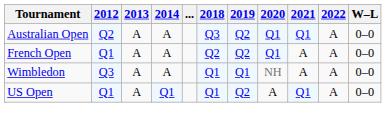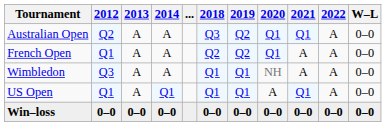(243, 92) Q2 -> (243, 92) Q1
+ row: (31, 111)
